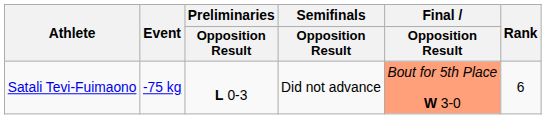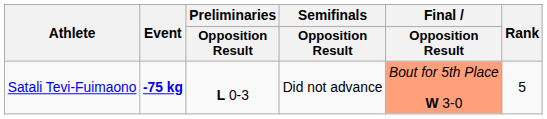(162, 88) normal -> (163, 88) bold
(521, 88) 6 -> (522, 88) 5
